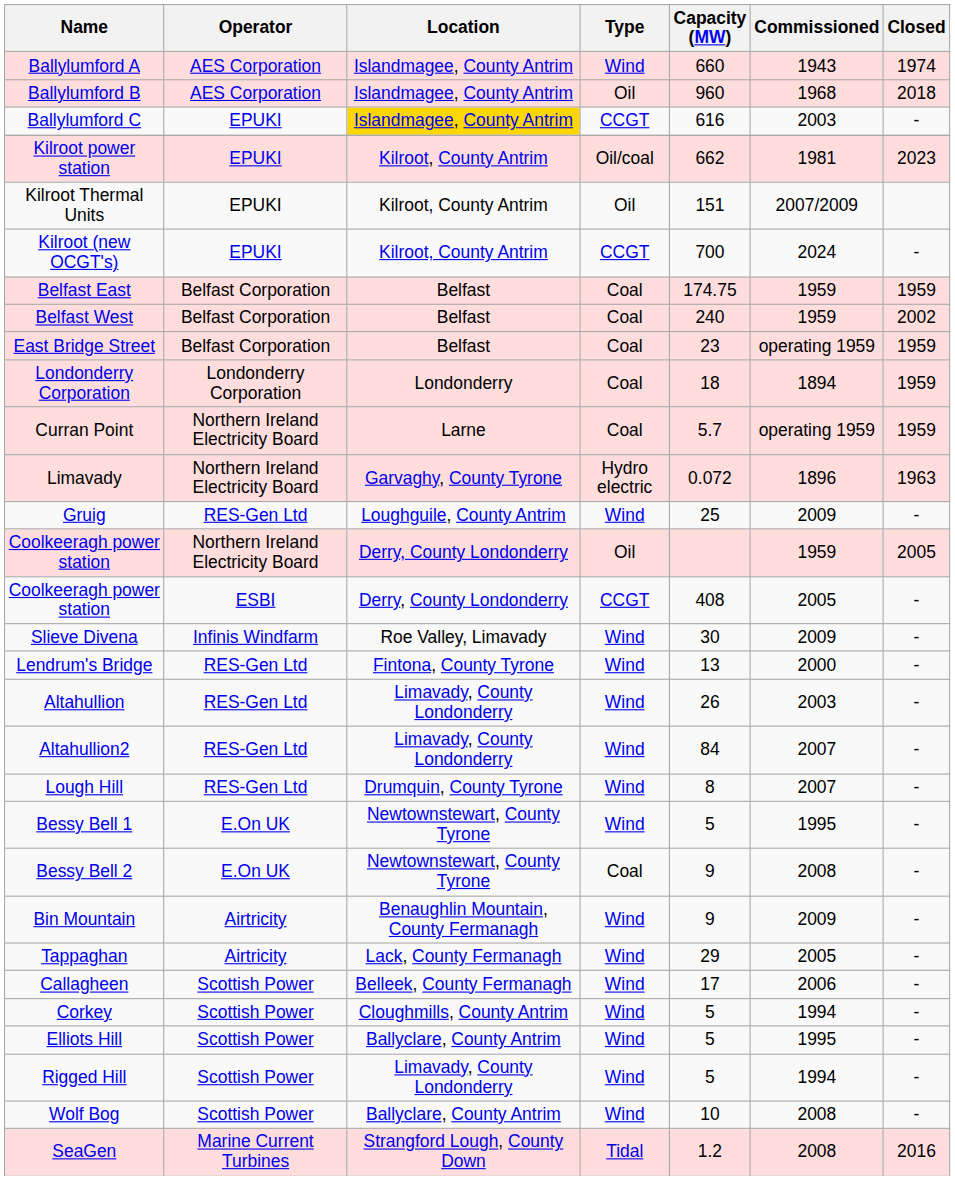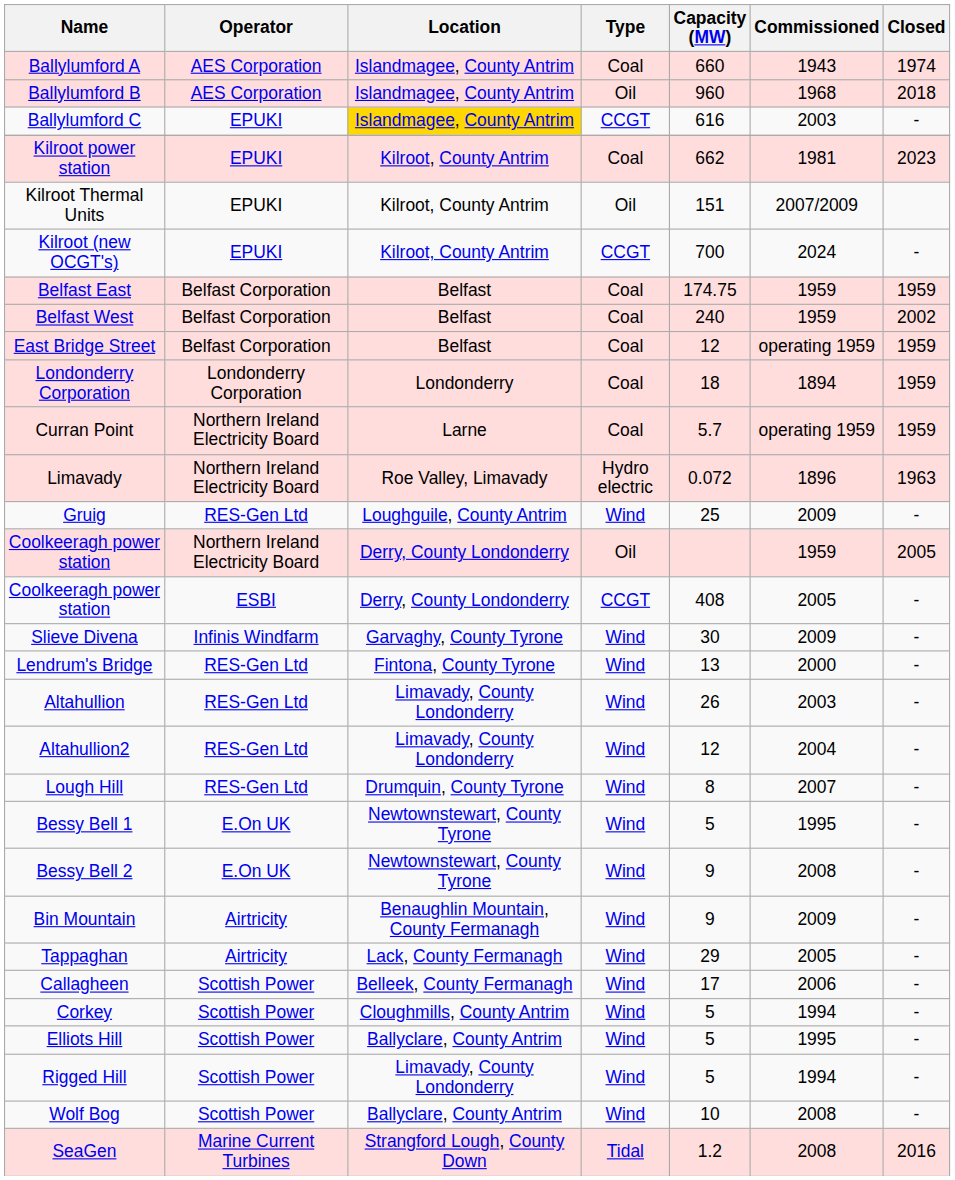(625, 65) Wind -> (625, 65) Coal
(625, 158) Oil/coal -> (625, 158) Coal
(710, 345) 23 -> (710, 345) 12
(463, 477) Garvaghy, County Tyrone -> (465, 477) Roe Valley, Limavady
(463, 637) Roe Valley, Limavady -> (465, 637) Garvaghy, County Tyrone
(710, 749) 84 -> (710, 749) 12
(817, 749) 2007 -> (817, 749) 2004
(625, 872) Coal -> (625, 872) Wind
